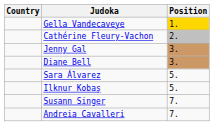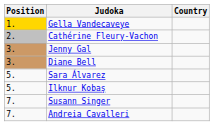columns swapped: (188, 11) <-> (23, 11)
